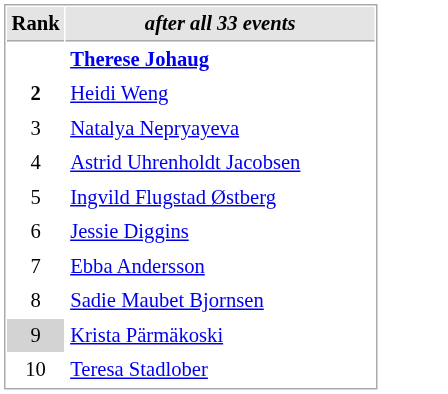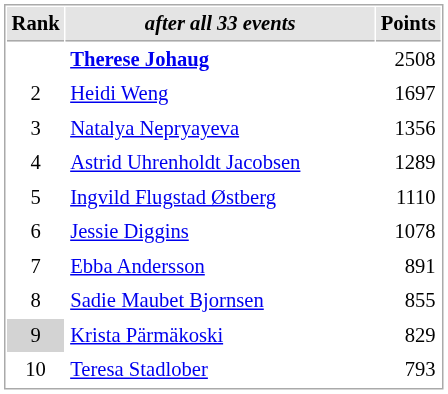+ column: (408, 23)
(36, 93) bold -> (36, 93) normal
